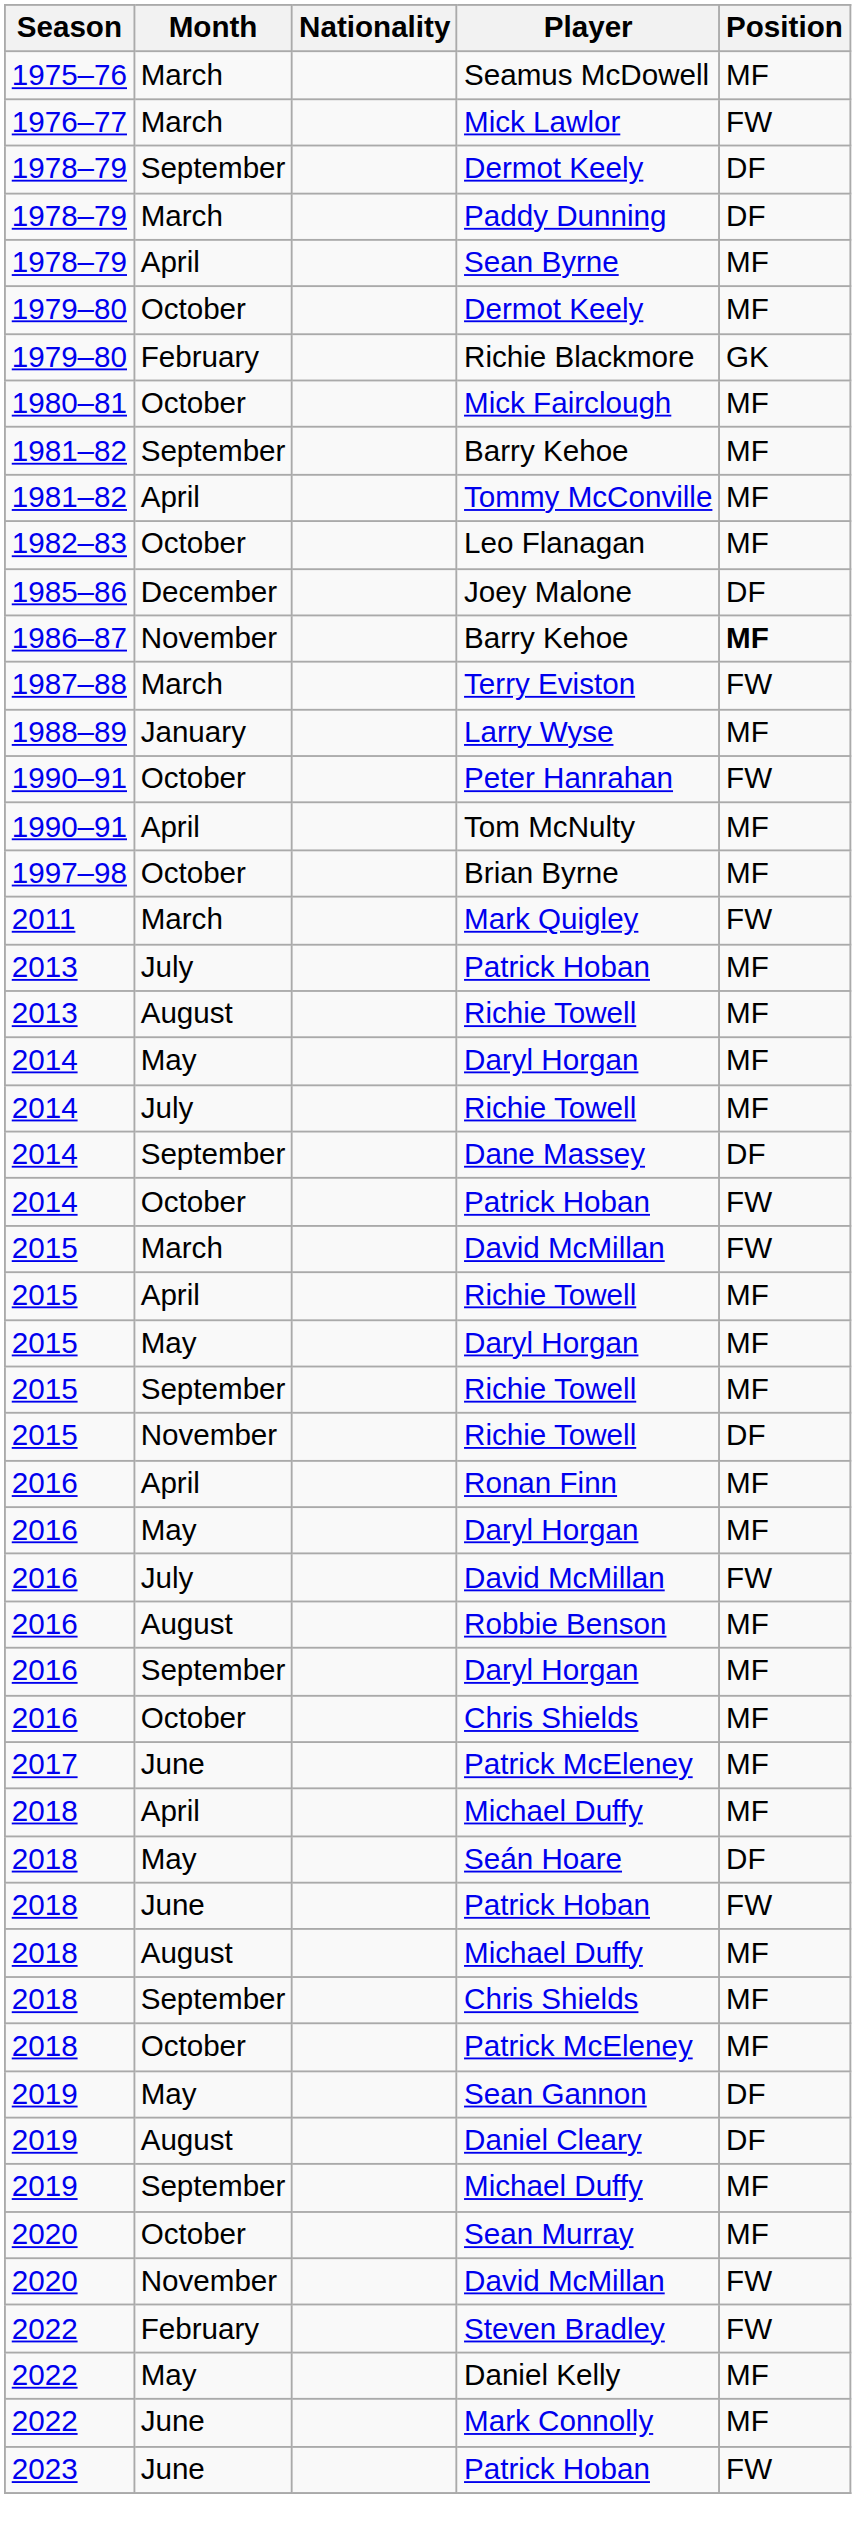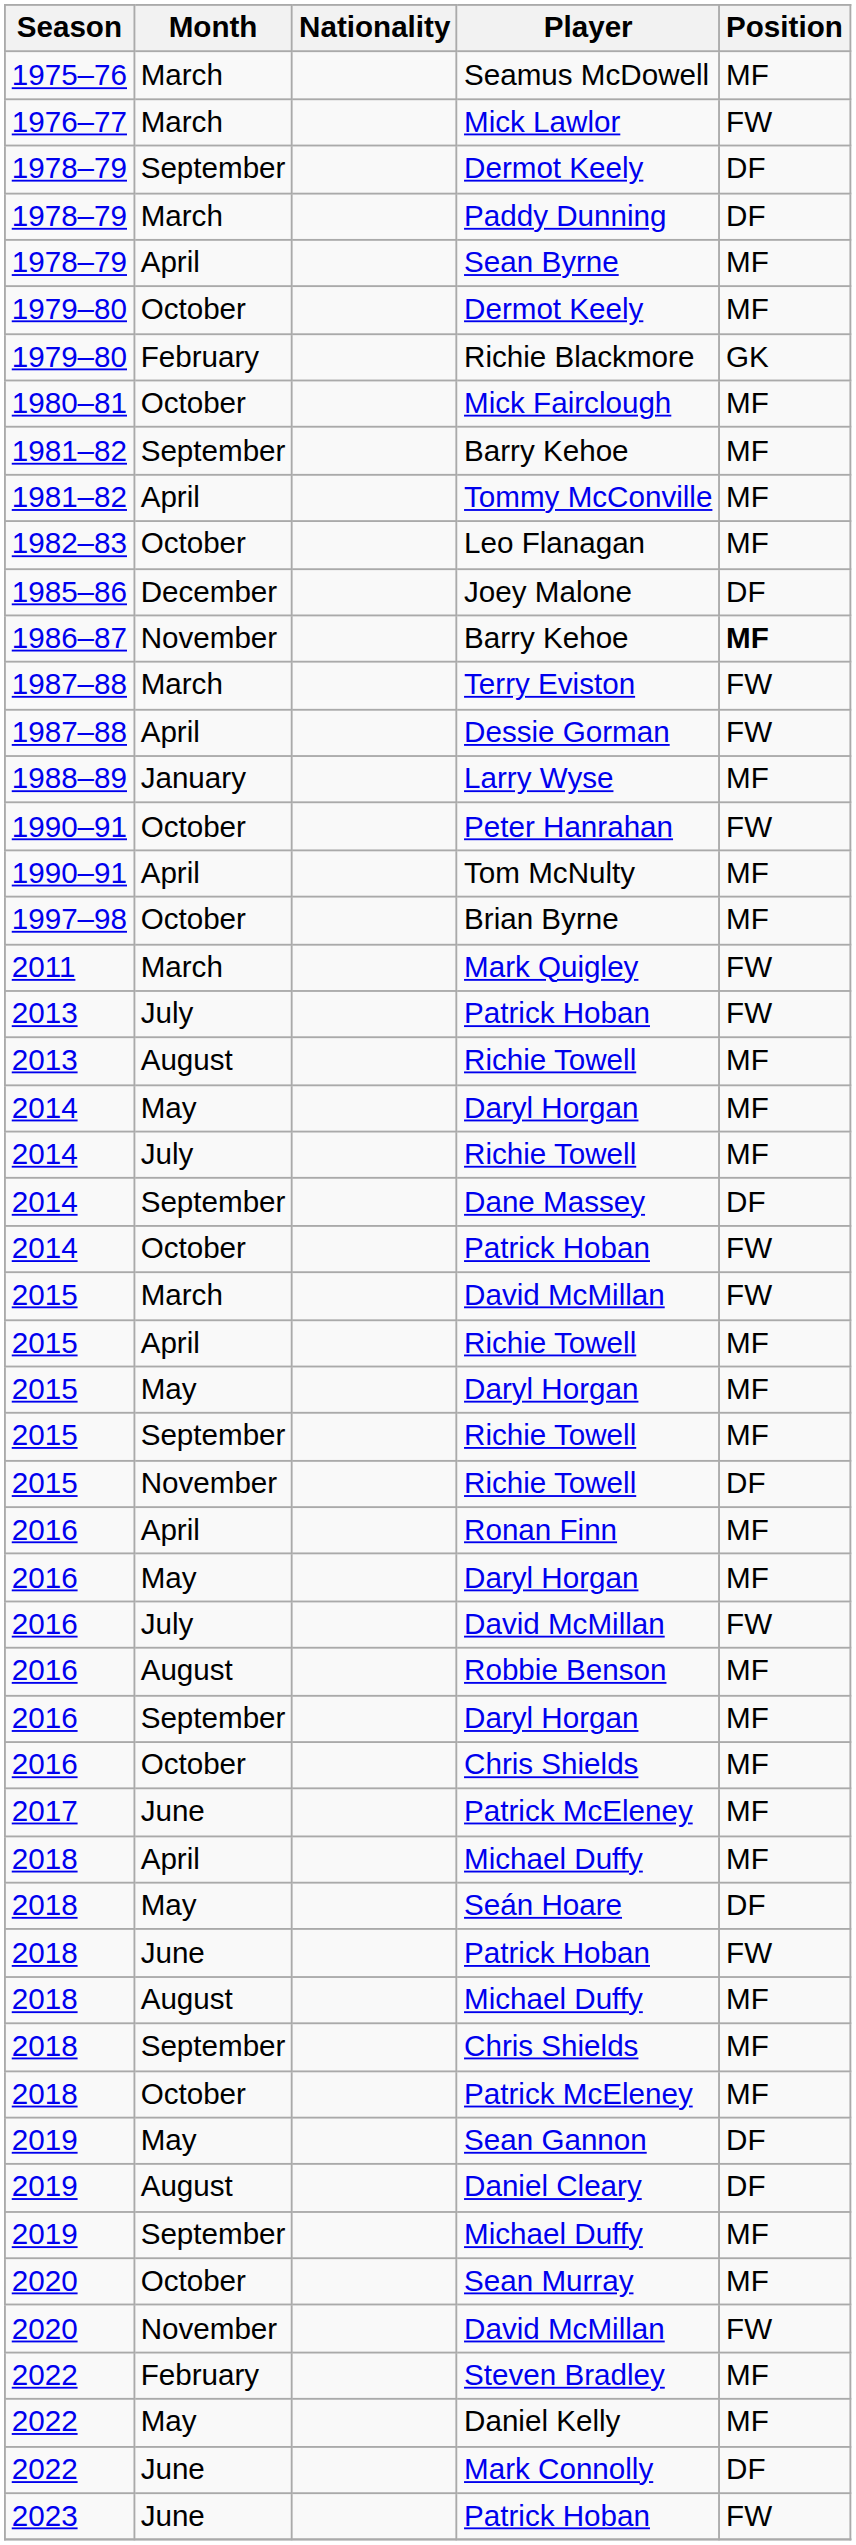+ row: (170, 732)
(747, 966) MF -> (749, 1013) FW
(749, 2328) FW -> (747, 2375) MF
(747, 2422) MF -> (746, 2469) DF
